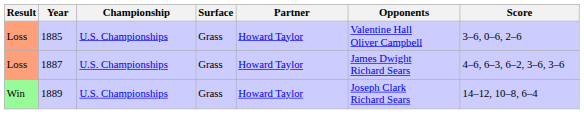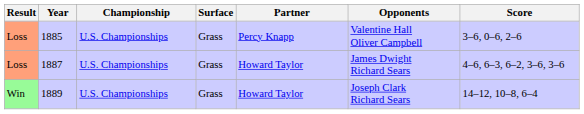(271, 36) Howard Taylor -> (266, 36) Percy Knapp
